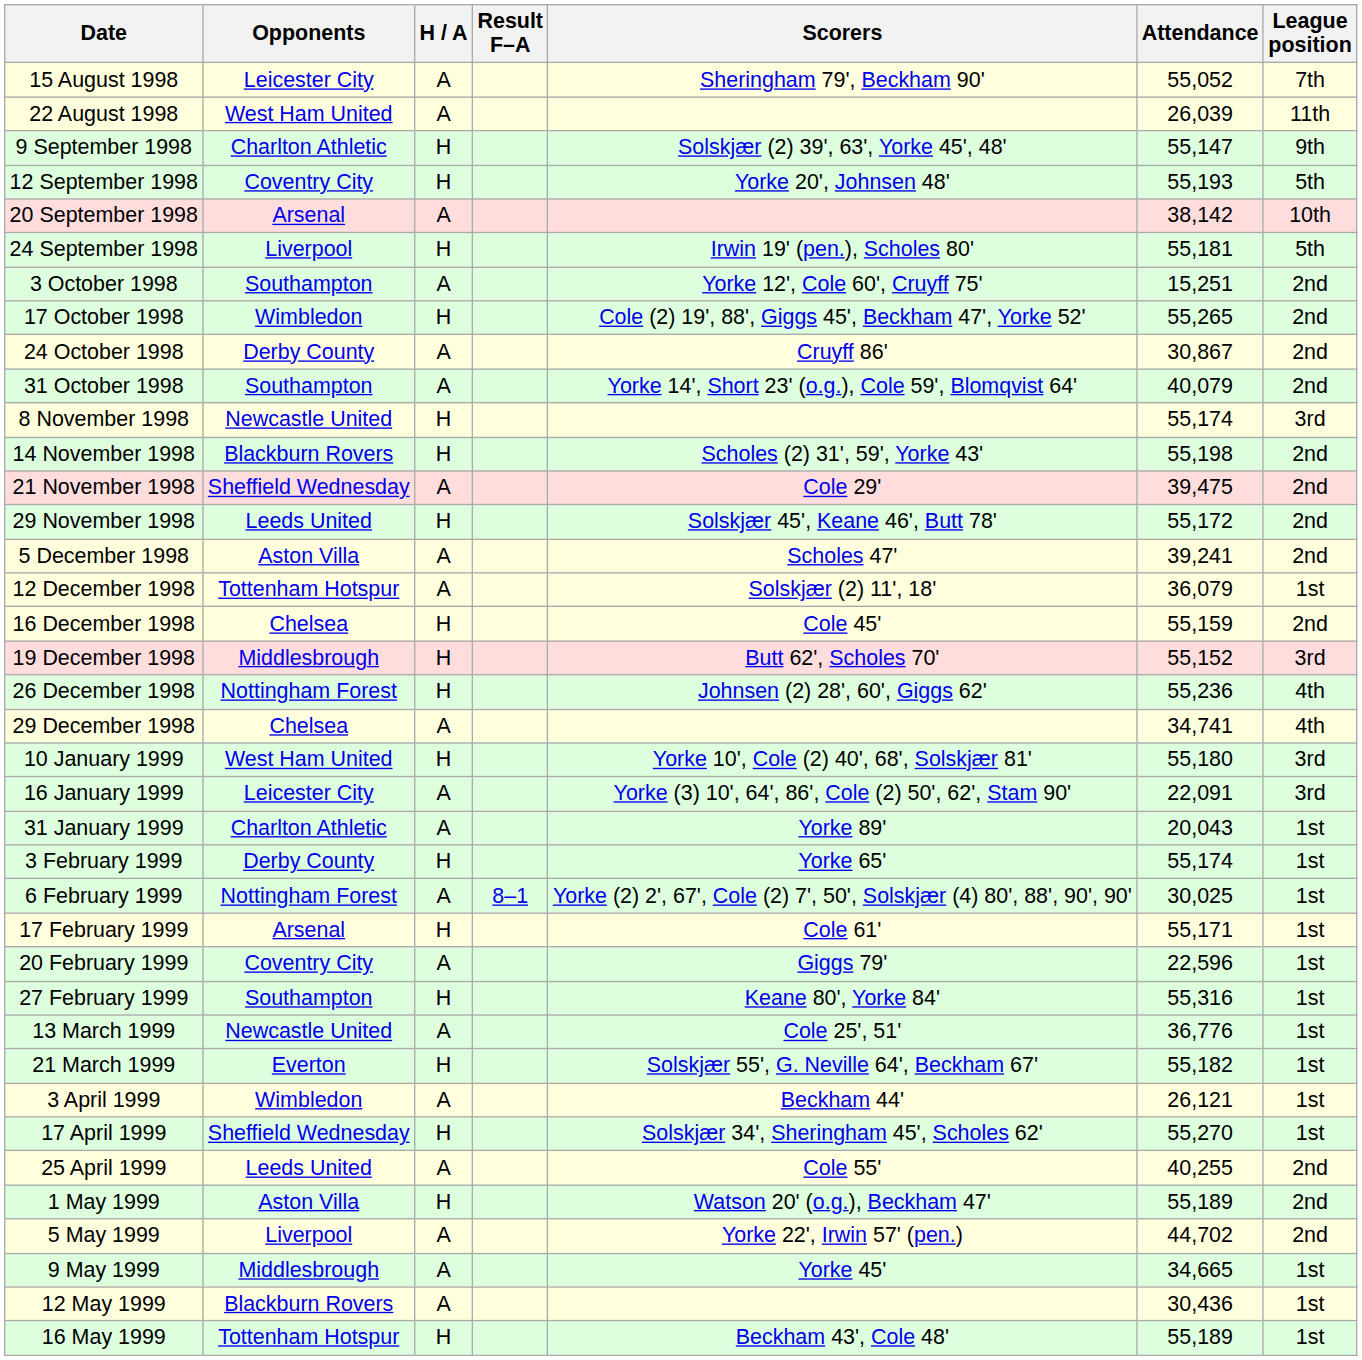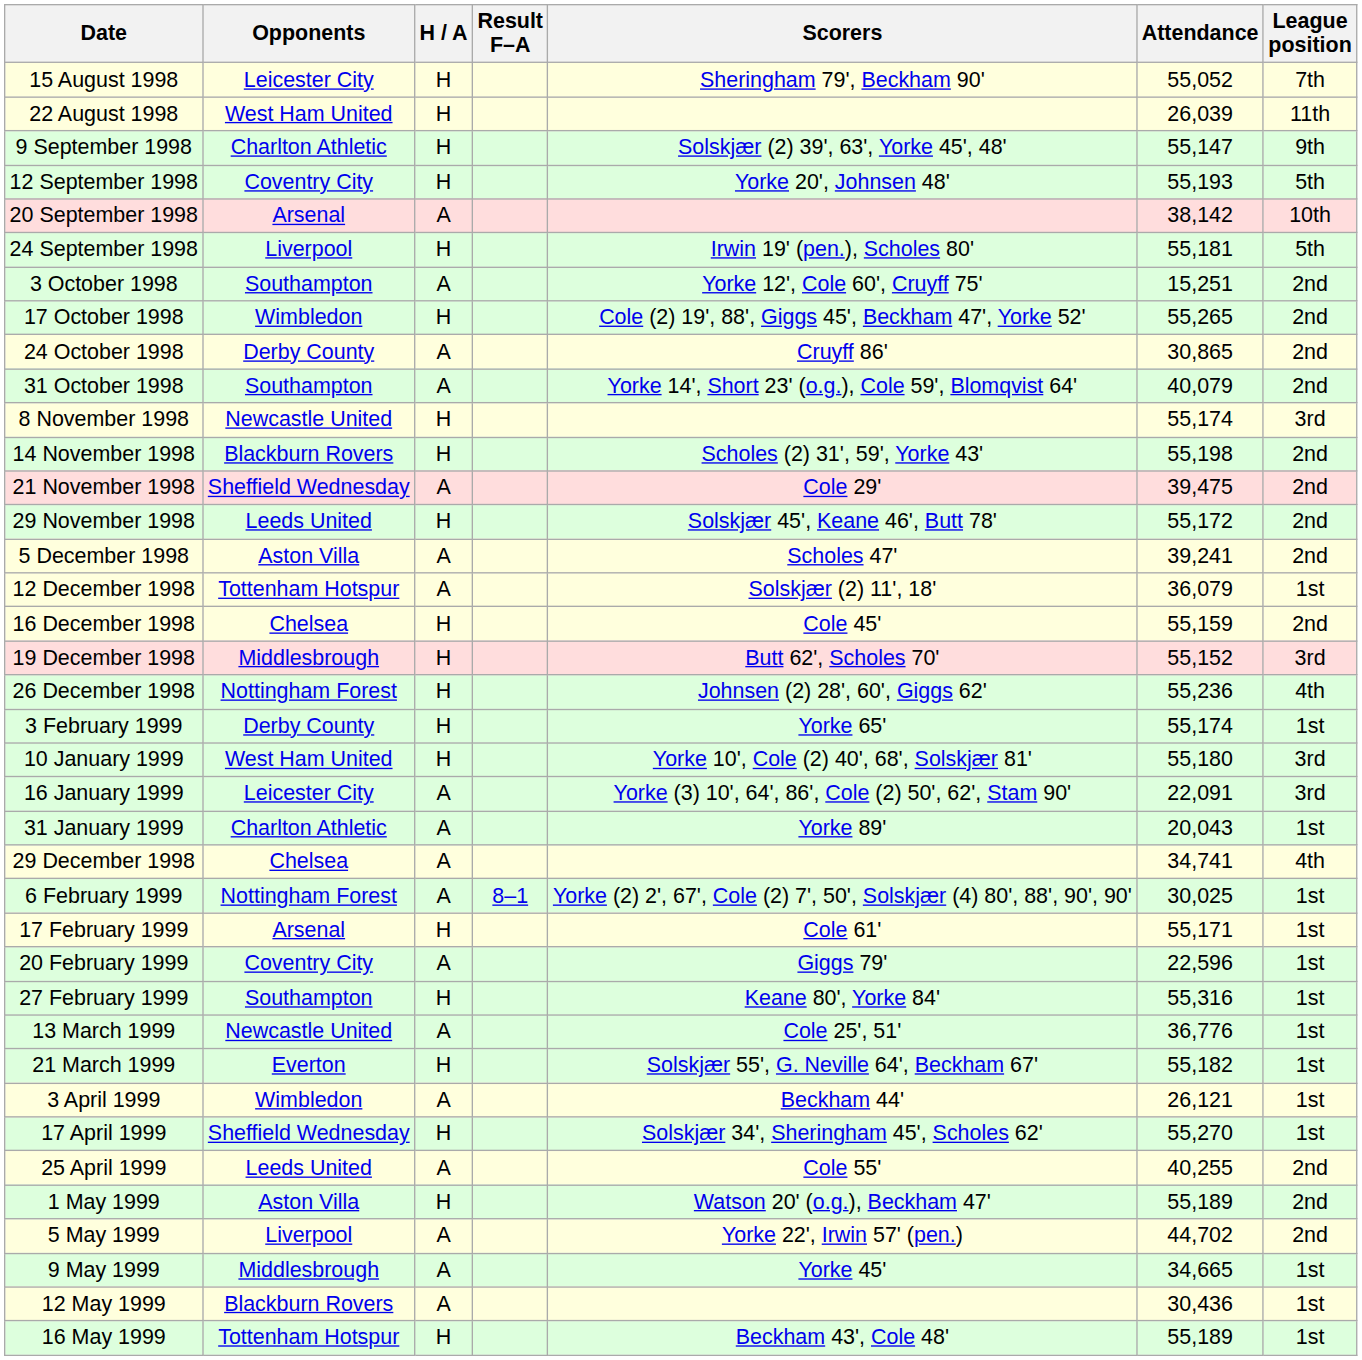(444, 79) A -> (444, 79) H
(444, 113) A -> (444, 113) H
(1200, 351) 30,867 -> (1200, 351) 30,865
rows swapped: (104, 725) <-> (104, 861)
